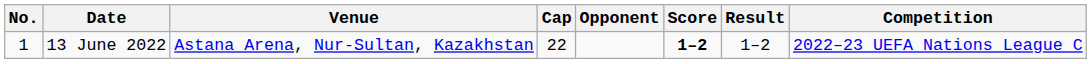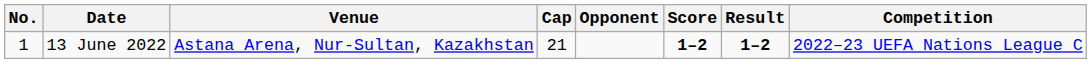(557, 45) 22 -> (557, 45) 21
(755, 45) normal -> (755, 45) bold
